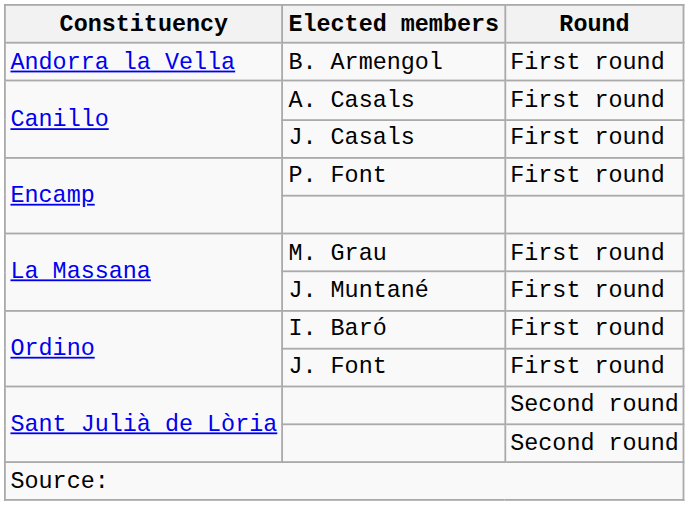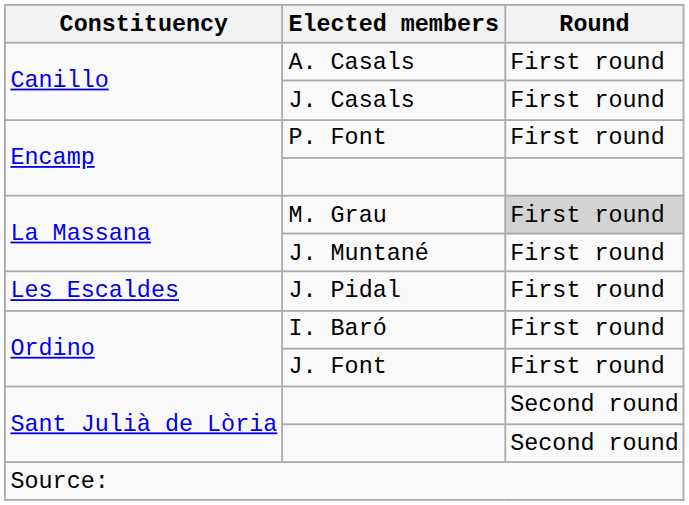- row: (123, 62)
(587, 253) no background -> (587, 215) lightgrey background
+ row: (95, 291)
